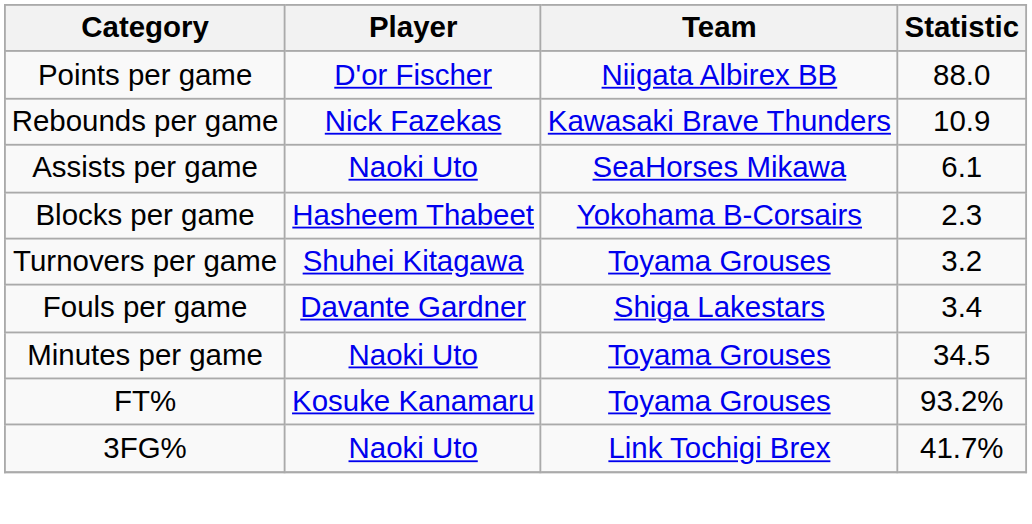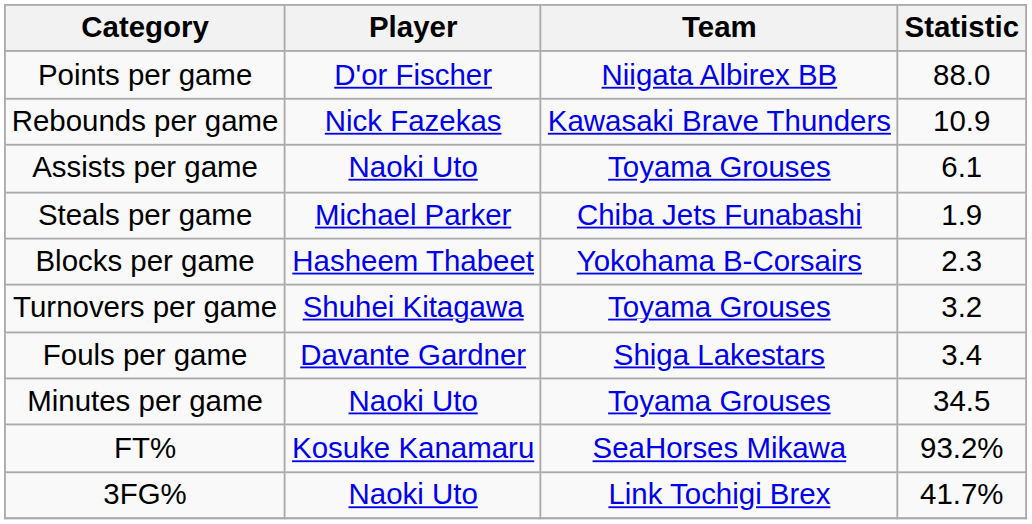(719, 167) SeaHorses Mikawa -> (719, 167) Toyama Grouses
+ row: (145, 214)
(719, 401) Toyama Grouses -> (719, 448) SeaHorses Mikawa
